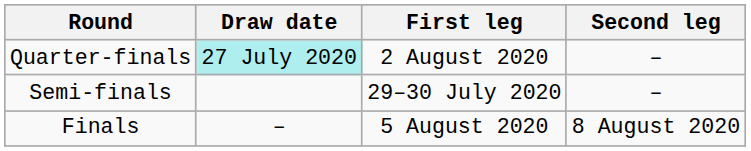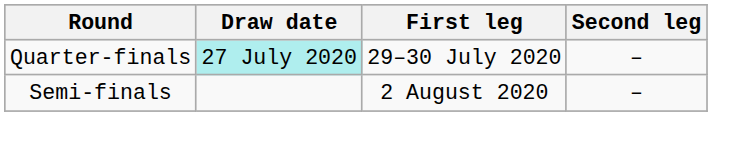(464, 58) 2 August 2020 -> (464, 58) 29–30 July 2020
(464, 93) 29–30 July 2020 -> (464, 93) 2 August 2020
- row: (101, 128)
